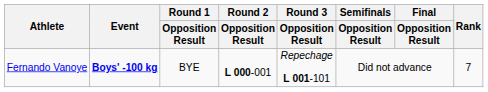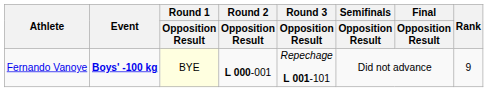(189, 68) no background -> (189, 68) lightyellow background
(468, 68) 7 -> (468, 68) 9
